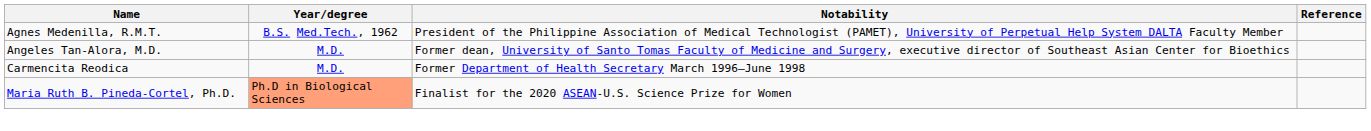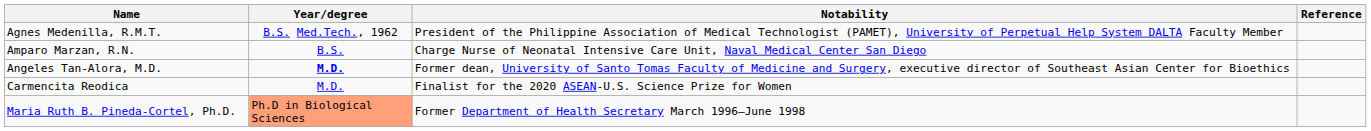+ row: (71, 50)
(330, 50) normal -> (330, 68) bold
(610, 68) Former Department of Health Secretary March 1996–June 1998 -> (603, 86) Finalist for the 2020 ASEAN-U.S. Science Prize for Women
(603, 93) Finalist for the 2020 ASEAN-U.S. Science Prize for Women -> (610, 111) Former Department of Health Secretary March 1996–June 1998
